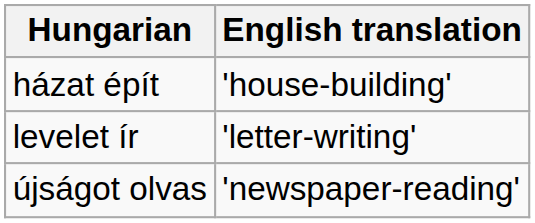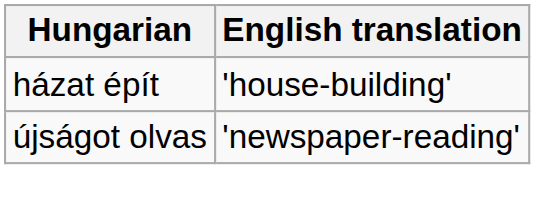- row: (76, 136)
